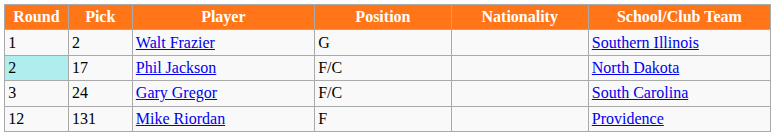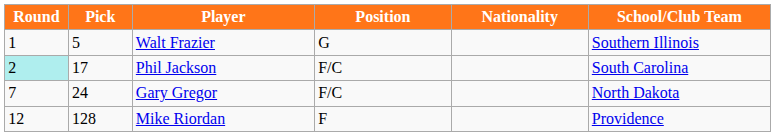(76, 42) 2 -> (76, 42) 5
(636, 67) North Dakota -> (640, 67) South Carolina
(12, 93) 3 -> (12, 93) 7
(640, 93) South Carolina -> (636, 93) North Dakota
(84, 118) 131 -> (84, 118) 128
